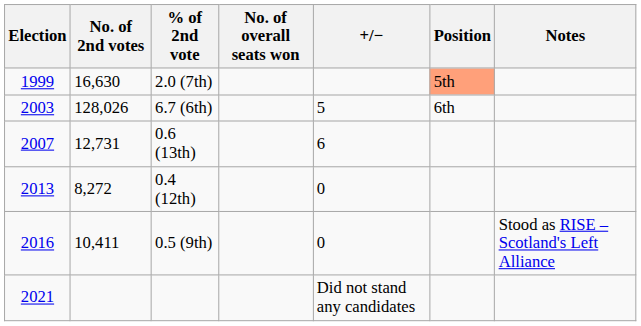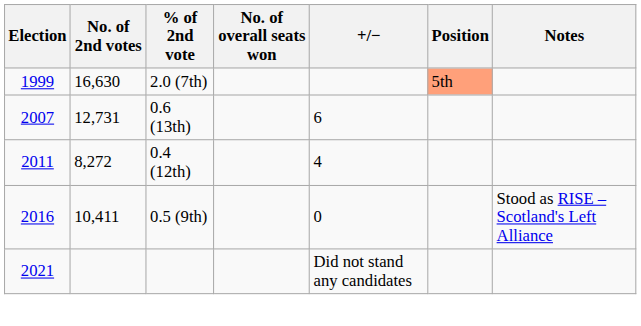- row: (184, 107)
(37, 188) 2013 -> (37, 162) 2011
(321, 188) 0 -> (318, 162) 4
